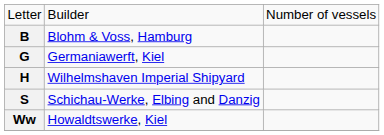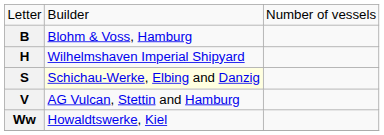- row: (24, 57)
(154, 99) no background -> (154, 78) lightyellow background
+ row: (24, 99)
